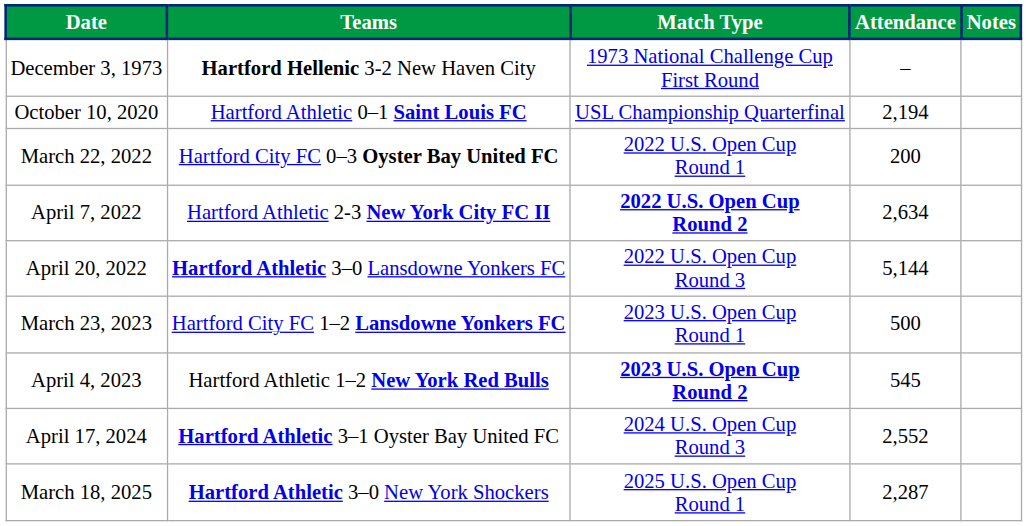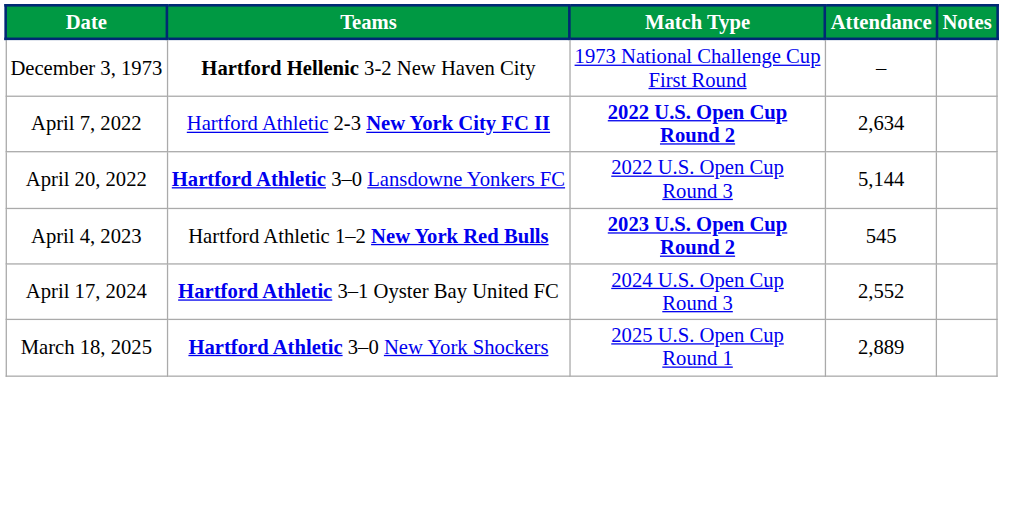- row: (86, 112)
- row: (86, 156)
- row: (86, 324)
(905, 492) 2,287 -> (881, 347) 2,889
